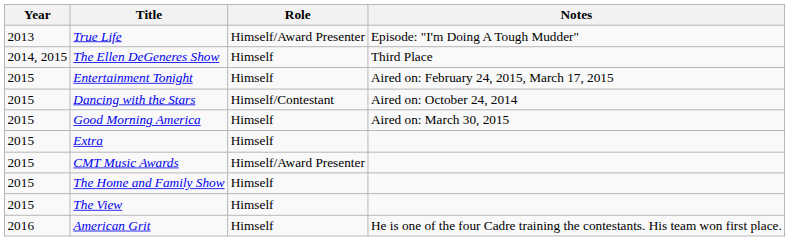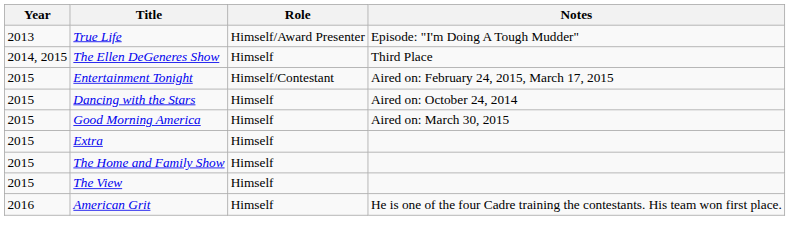(252, 78) Himself -> (282, 78) Himself/Contestant
(282, 99) Himself/Contestant -> (252, 99) Himself
- row: (126, 162)
